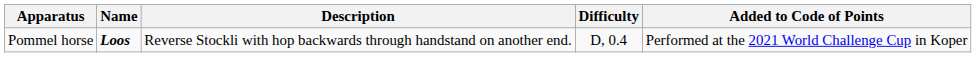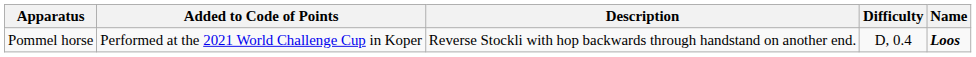columns swapped: (119, 16) <-> (807, 16)
